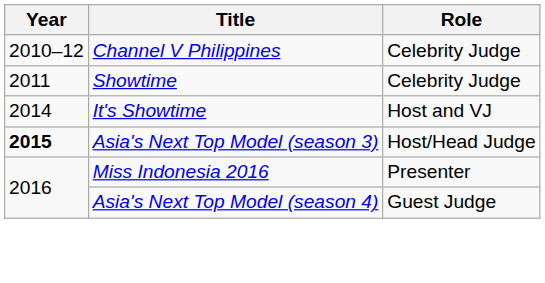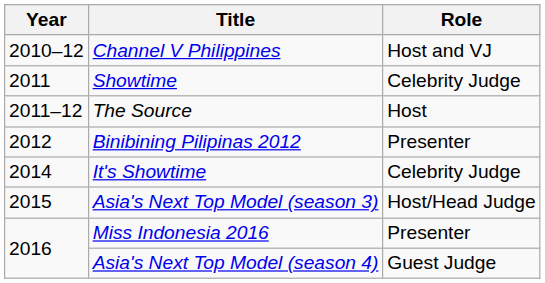(454, 50) Celebrity Judge -> (440, 50) Host and VJ
+ row: (142, 111)
+ row: (197, 141)
(440, 111) Host and VJ -> (454, 171) Celebrity Judge
(30, 141) bold -> (30, 202) normal
